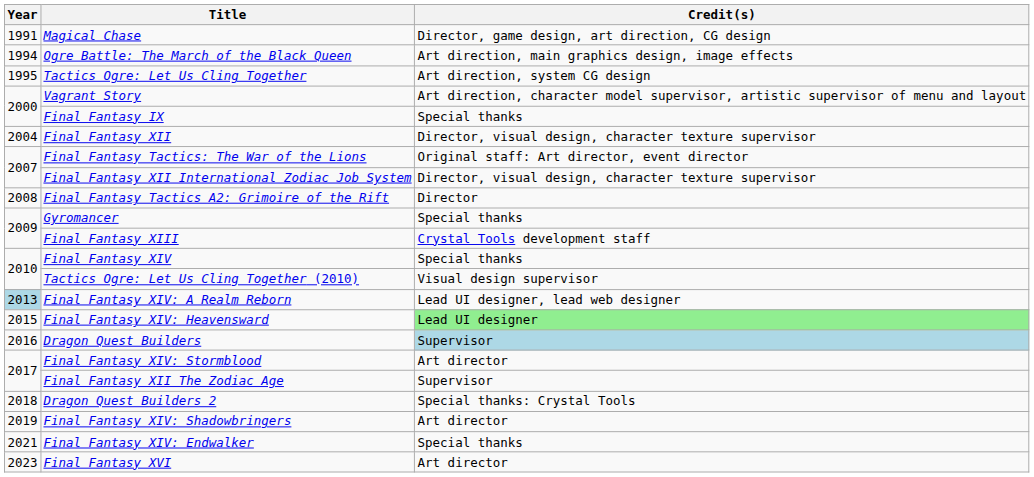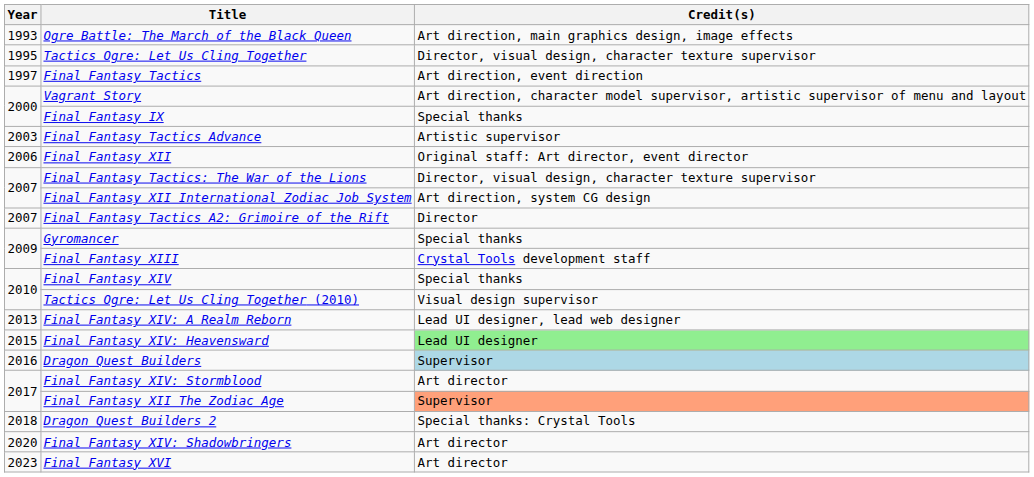- row: (92, 35)
(22, 55) 1994 -> (22, 35) 1993
(534, 76) Art direction, system CG design -> (617, 55) Director, visual design, character texture supervisor
+ row: (122, 76)
+ row: (152, 137)
(22, 137) 2004 -> (22, 157) 2006
(617, 137) Director, visual design, character texture supervisor -> (583, 157) Original staff: Art director, event director
(583, 157) Original staff: Art director, event director -> (617, 177) Director, visual design, character texture supervisor
(617, 177) Director, visual design, character texture supervisor -> (534, 198) Art direction, system CG design
(22, 198) 2008 -> (22, 218) 2007
(22, 299) lightblue background -> (22, 320) no background
(455, 381) no background -> (455, 401) lightsalmon background
(22, 421) 2019 -> (22, 442) 2020
- row: (149, 442)
